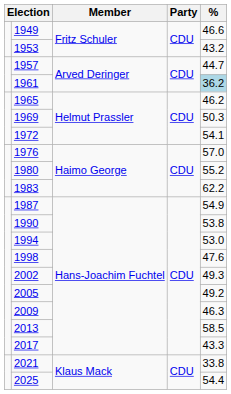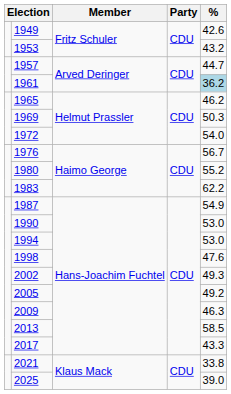(213, 30) 46.6 -> (213, 30) 42.6
(213, 135) 54.1 -> (213, 135) 54.0
(213, 153) 57.0 -> (213, 153) 56.7
(213, 223) 53.8 -> (213, 223) 53.0
(213, 380) 54.4 -> (213, 380) 39.0
